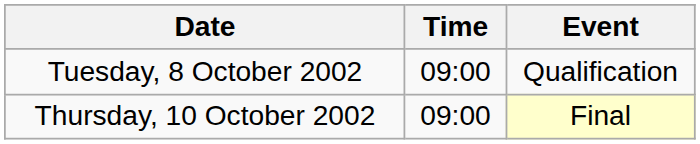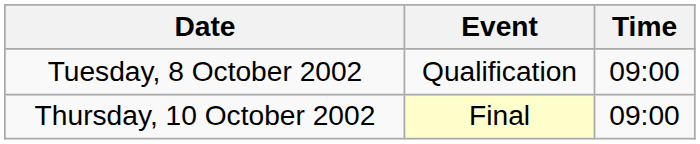columns swapped: (456, 26) <-> (601, 26)
